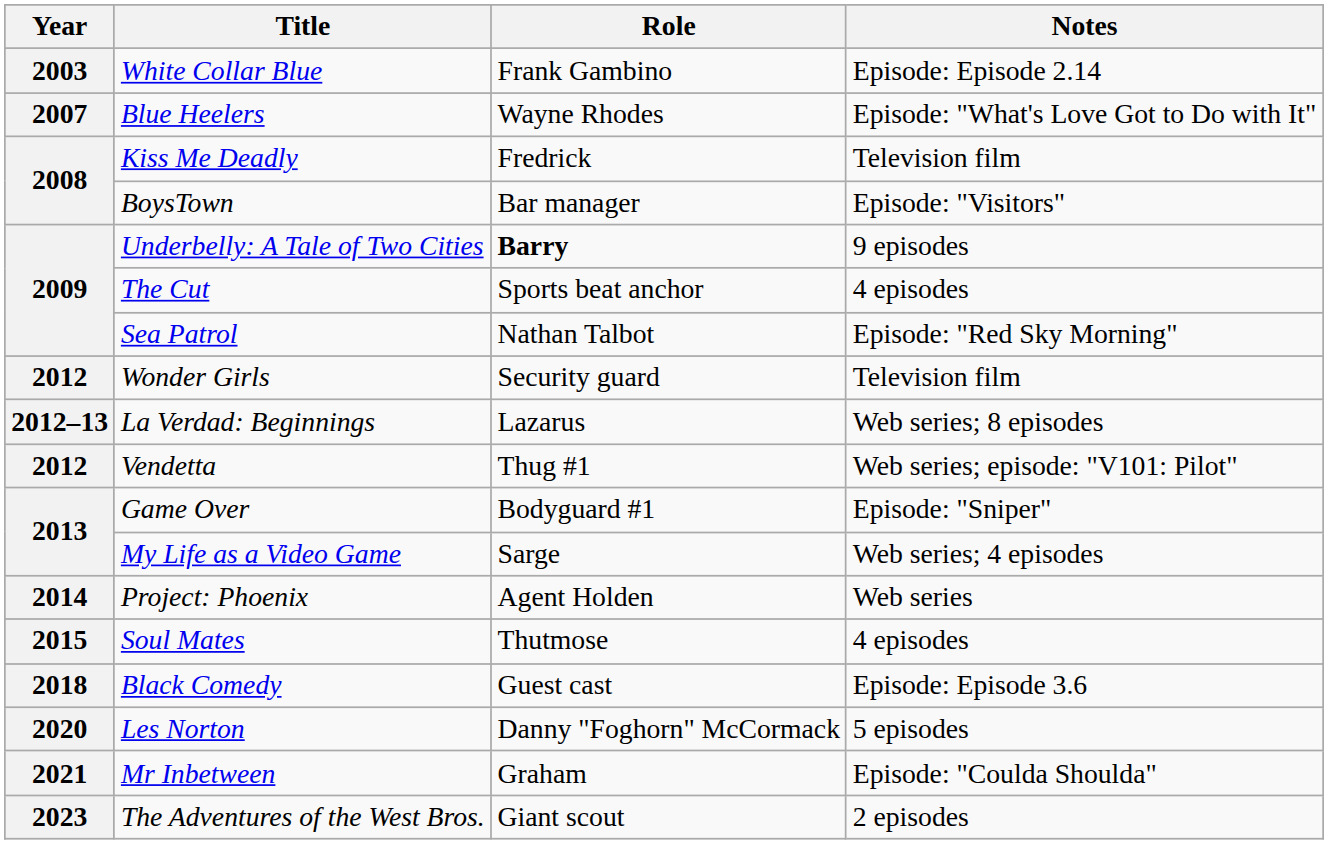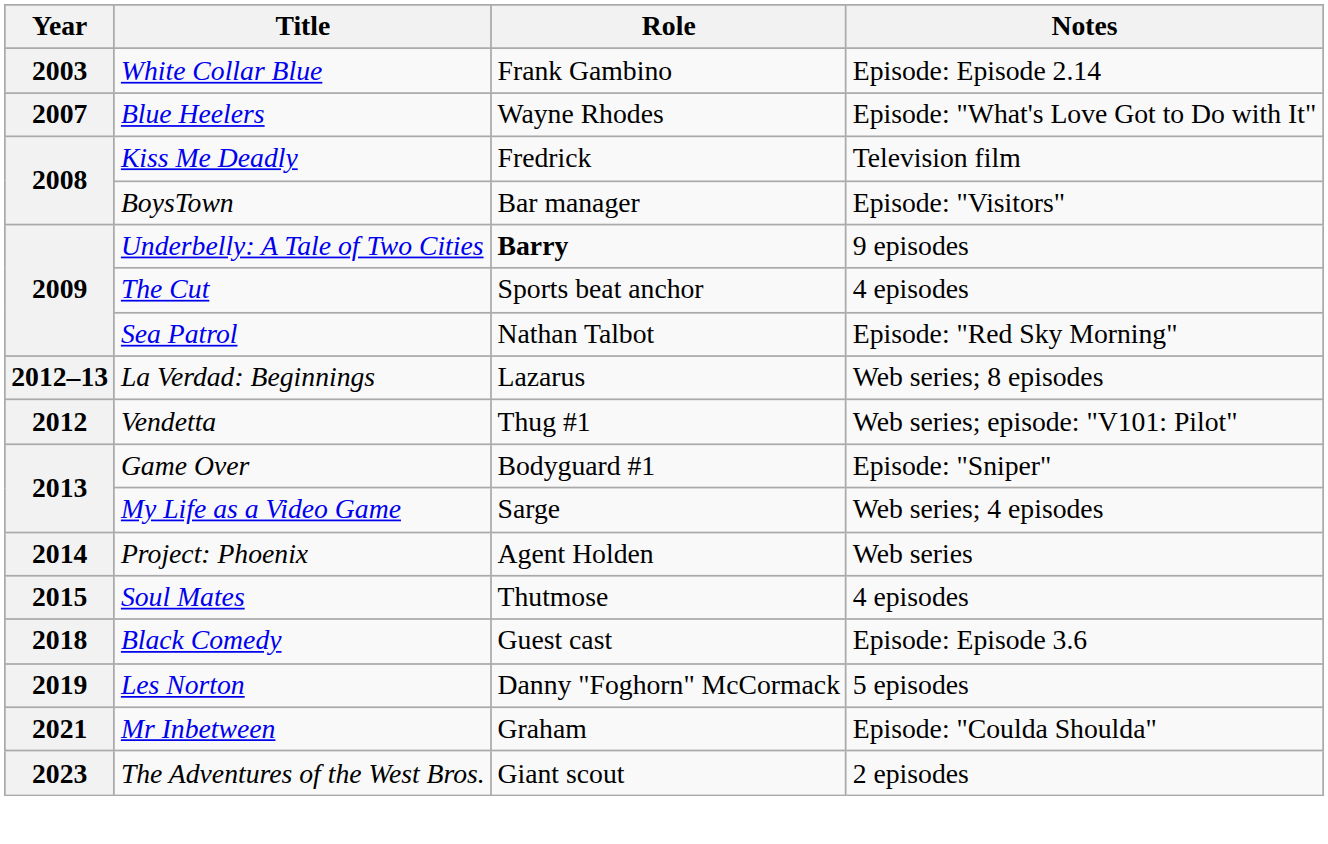- row: (195, 377)
(60, 728) 2020 -> (60, 684) 2019
